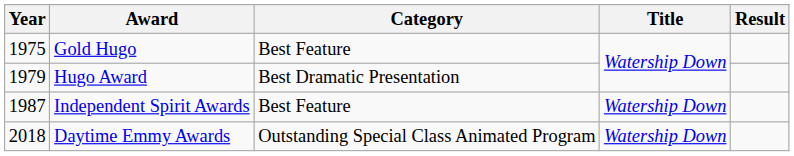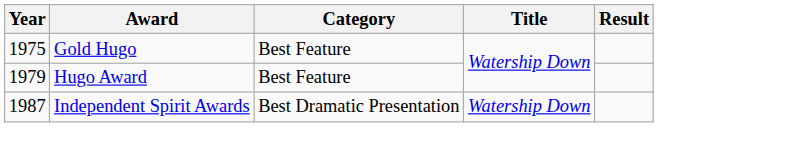(359, 77) Best Dramatic Presentation -> (304, 77) Best Feature
(304, 106) Best Feature -> (359, 106) Best Dramatic Presentation
- row: (142, 135)
